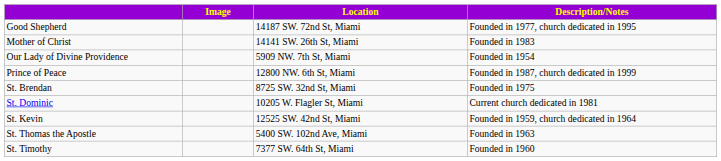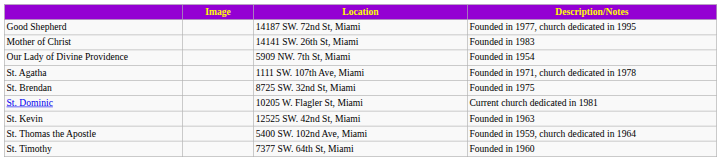- row: (36, 73)
+ row: (27, 73)
(553, 118) Founded in 1959, church dedicated in 1964 -> (502, 118) Founded in 1963
(502, 133) Founded in 1963 -> (553, 133) Founded in 1959, church dedicated in 1964
